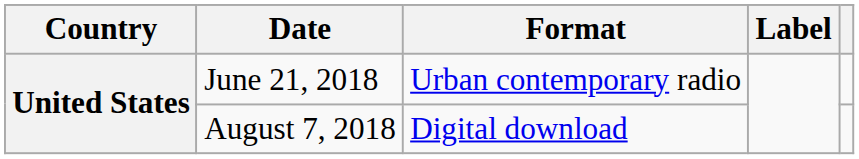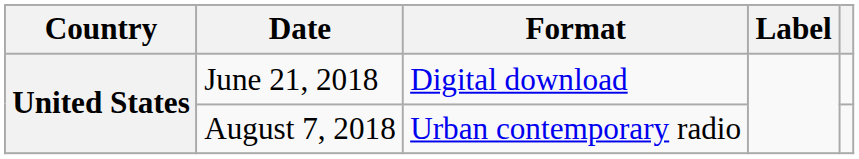(576, 78) Urban contemporary radio -> (519, 78) Digital download
(519, 128) Digital download -> (576, 128) Urban contemporary radio
